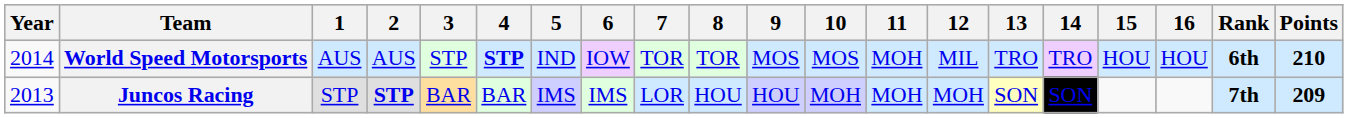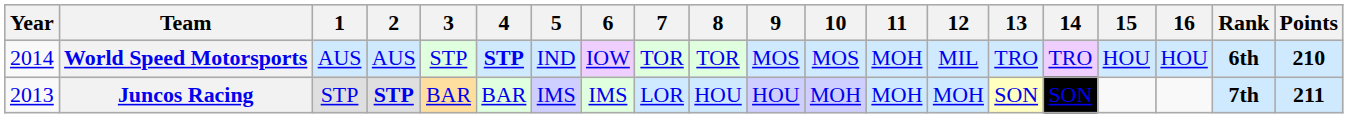(1309, 94) 209 -> (1309, 94) 211
